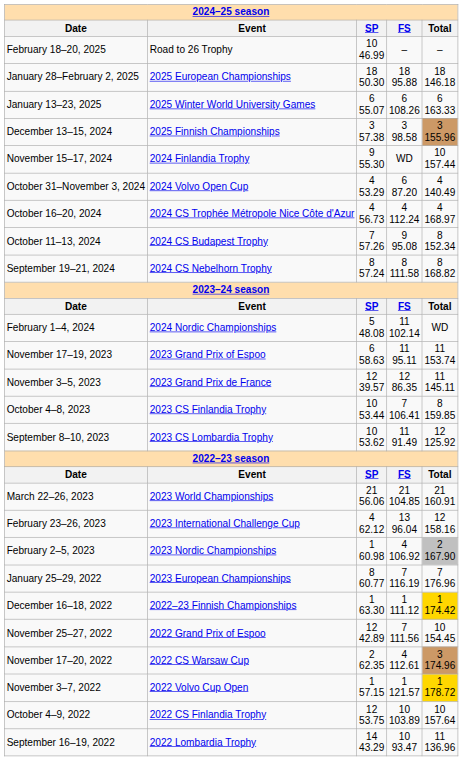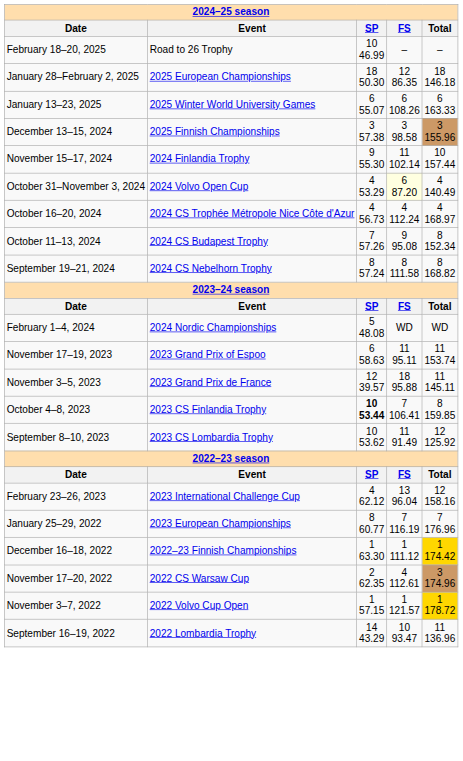(404, 77) 18 95.88 -> (404, 77) 12 86.35
(404, 159) WD -> (404, 159) 11 102.14
(404, 186) no background -> (404, 186) lightyellow background
(404, 328) 11 102.14 -> (404, 328) WD
(404, 382) 12 86.35 -> (404, 382) 18 95.88
(372, 410) normal -> (372, 410) bold
- row: (50, 496)
- row: (51, 551)
- row: (59, 633)
- row: (48, 715)
